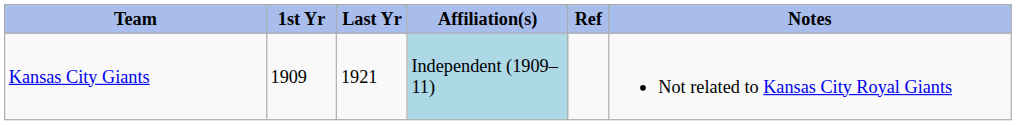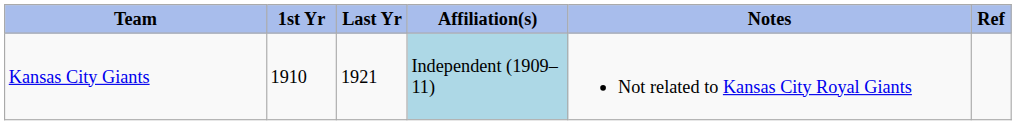columns swapped: (810, 18) <-> (588, 18)
(289, 76) 1909 -> (289, 76) 1910
